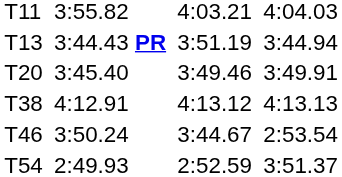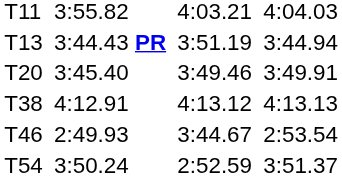(91, 134) 3:50.24 -> (91, 134) 2:49.93
(91, 165) 2:49.93 -> (91, 165) 3:50.24
